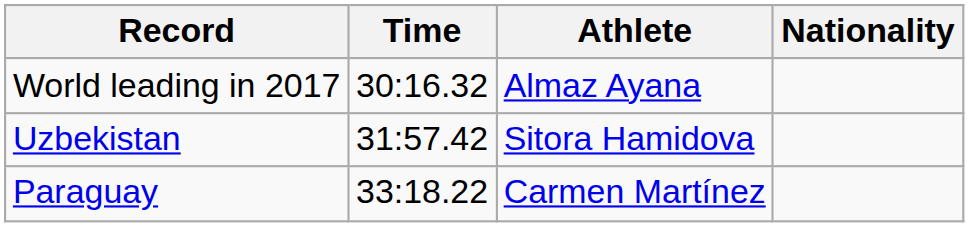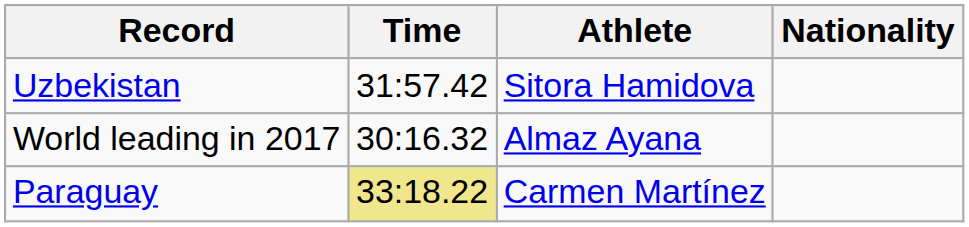rows swapped: (177, 85) <-> (97, 138)
(422, 192) no background -> (422, 192) khaki background
